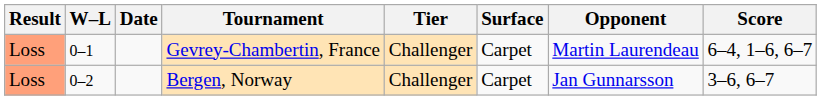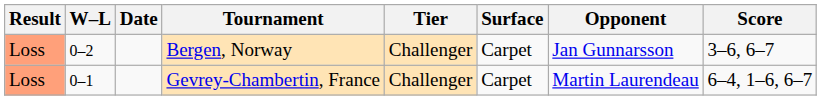rows swapped: (273, 49) <-> (229, 79)
